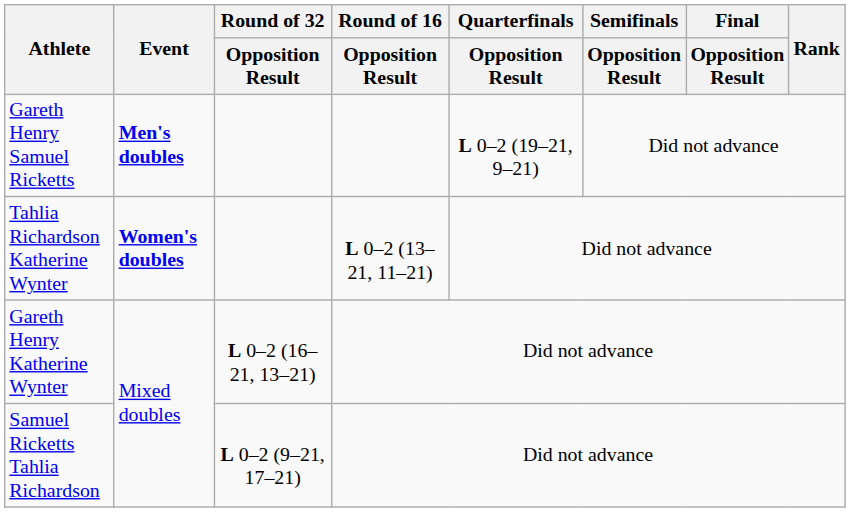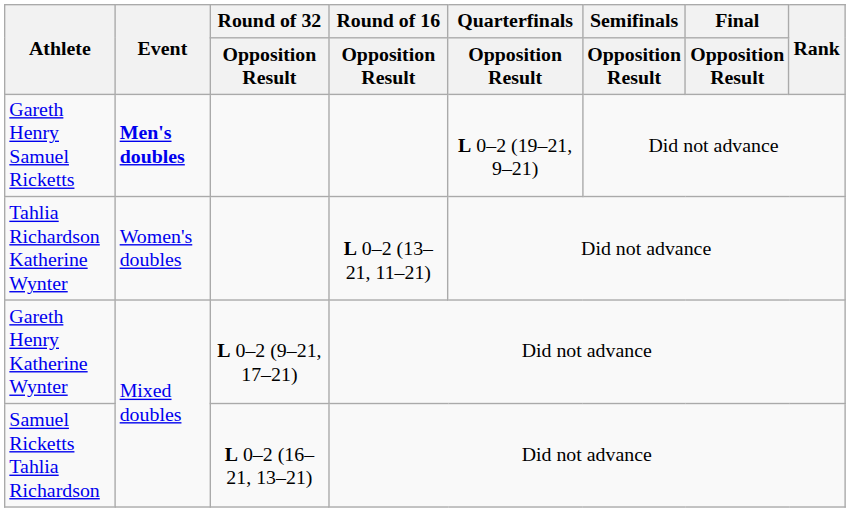(158, 248) bold -> (156, 248) normal
(273, 363) L 0–2 (16–21, 13–21) -> (269, 363) L 0–2 (9–21, 17–21)
(273, 466) L 0–2 (9–21, 17–21) -> (269, 466) L 0–2 (16–21, 13–21)
